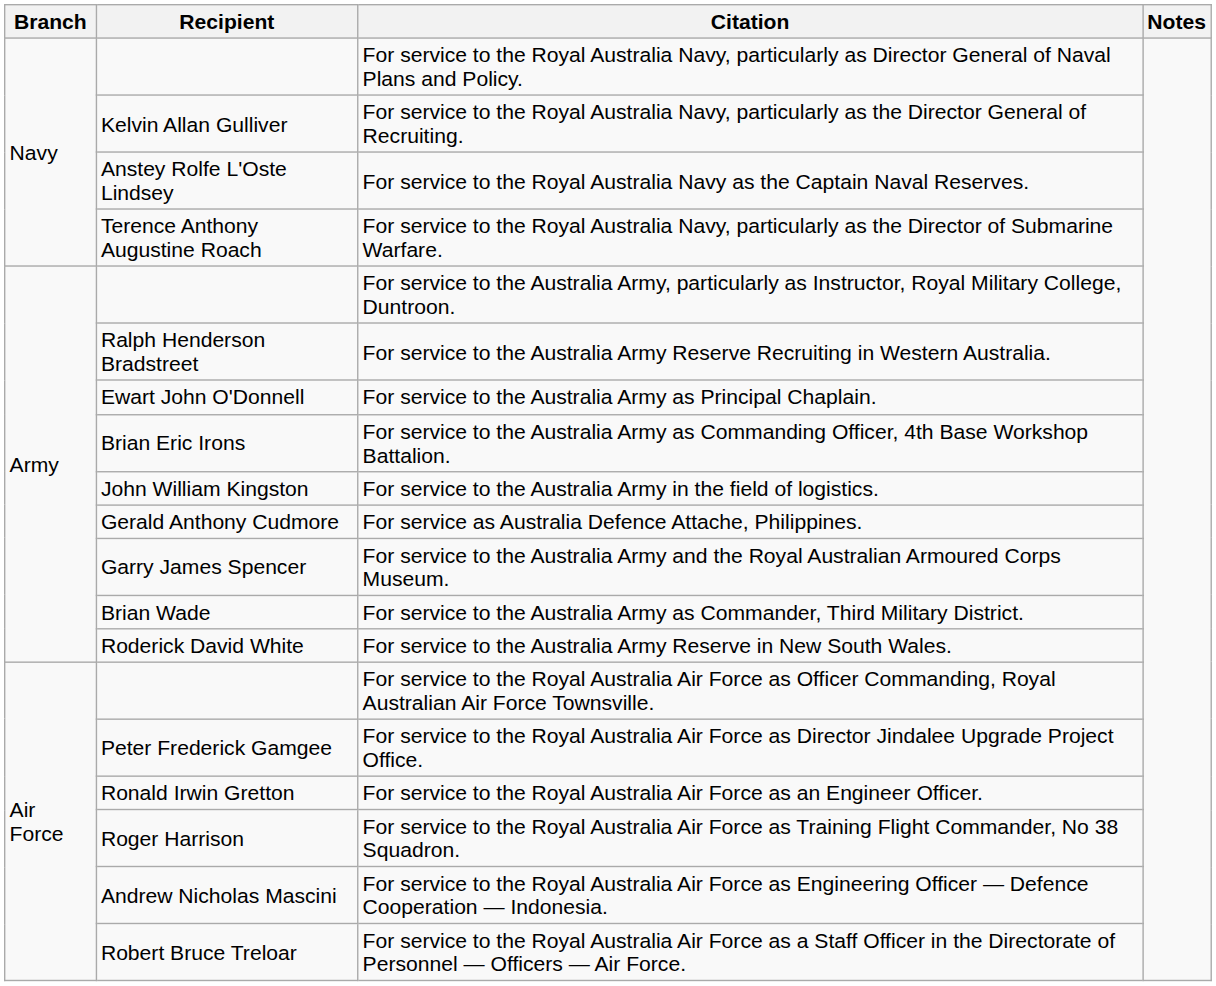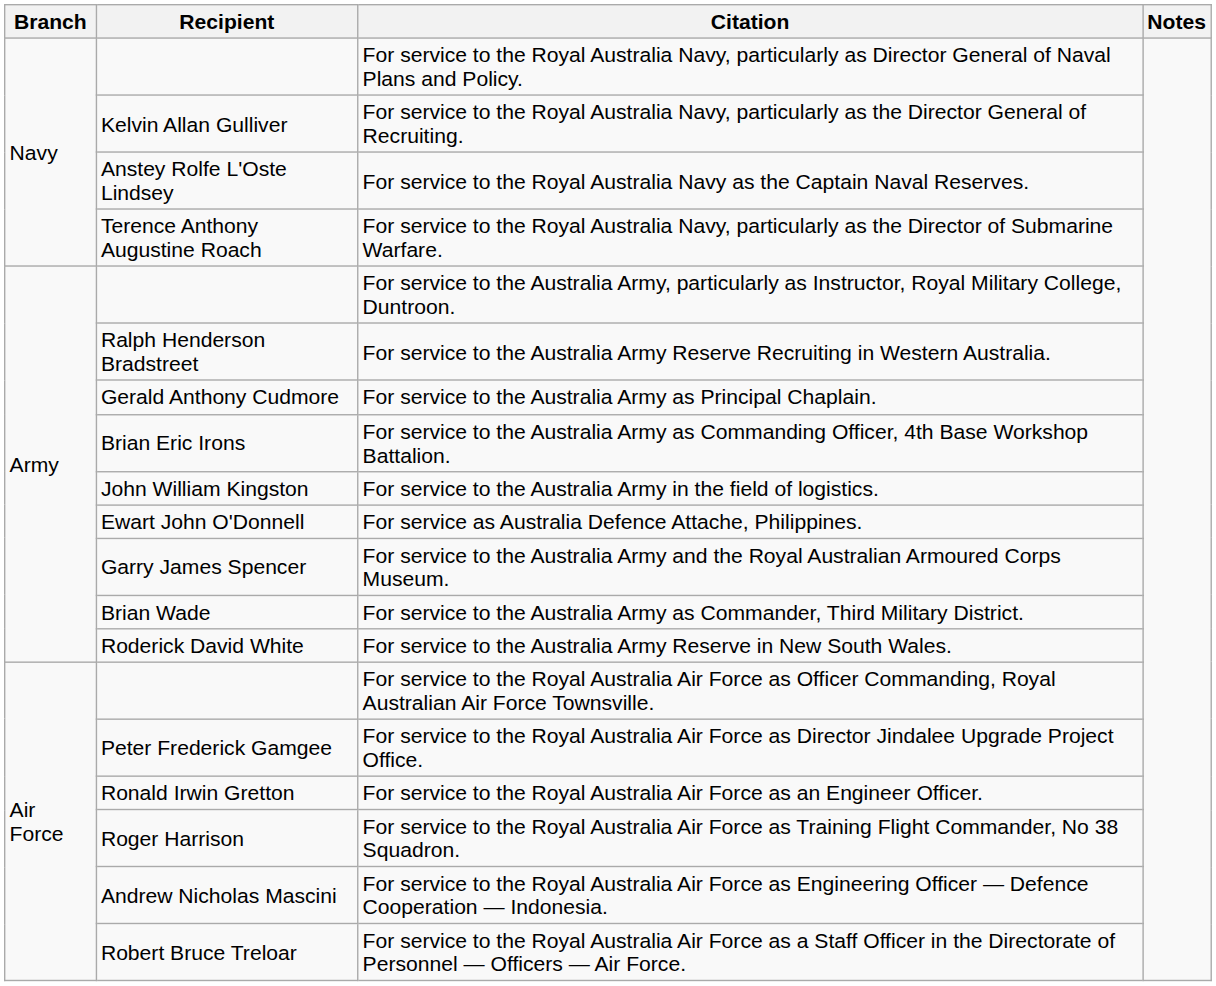(203, 398) Ewart John O'Donnell -> (220, 398) Gerald Anthony Cudmore
(220, 521) Gerald Anthony Cudmore -> (203, 521) Ewart John O'Donnell
